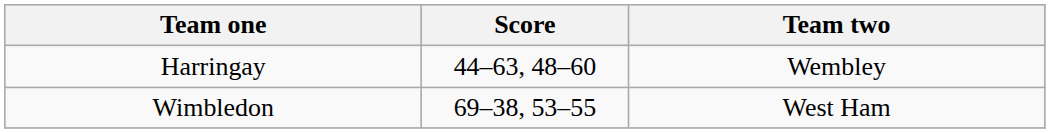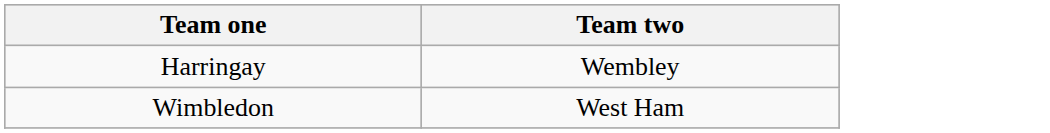- column: (525, 25)
